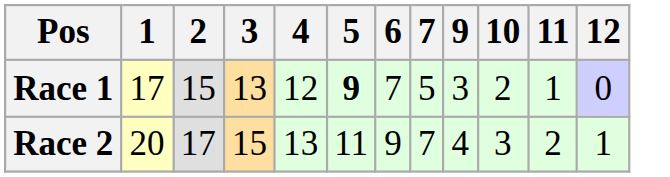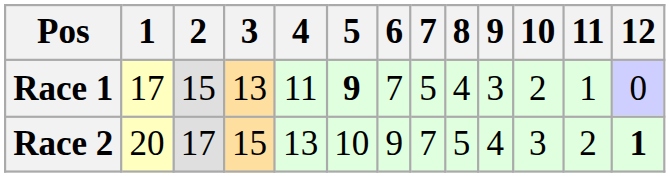+ column: (462, 32)
(301, 87) 12 -> (301, 87) 11
(351, 143) 11 -> (352, 143) 10
(603, 143) normal -> (638, 143) bold
